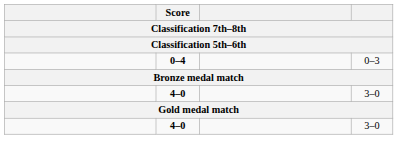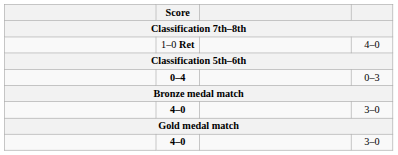+ row: (178, 45)
